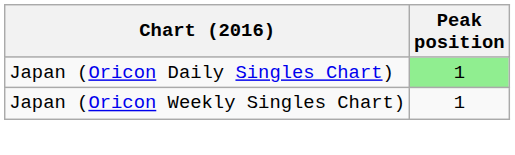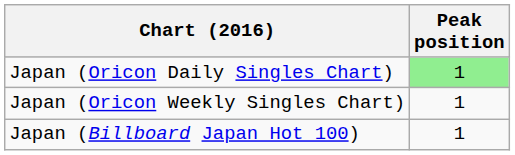+ row: (185, 134)
